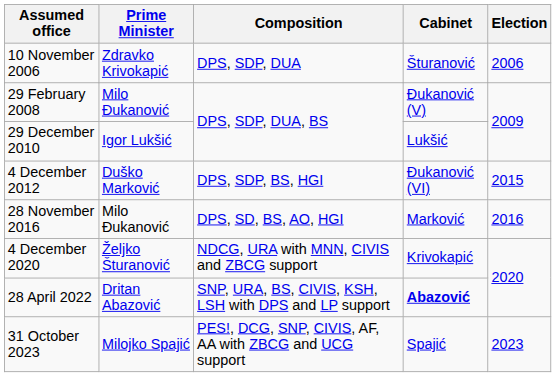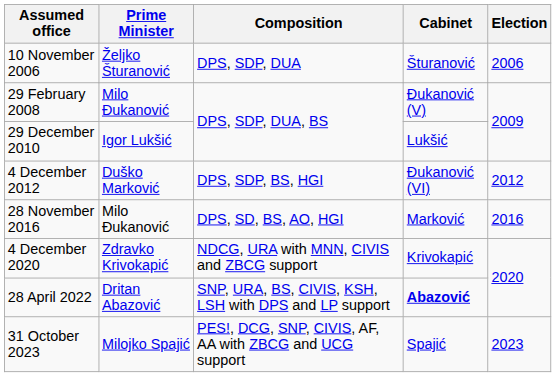(135, 63) Zdravko Krivokapić -> (136, 63) Željko Šturanović
(507, 180) 2015 -> (507, 180) 2012
(136, 258) Željko Šturanović -> (135, 258) Zdravko Krivokapić
